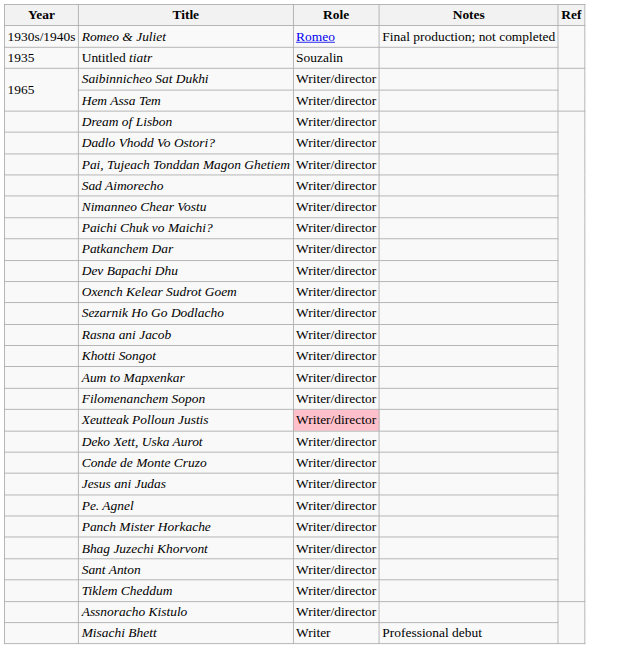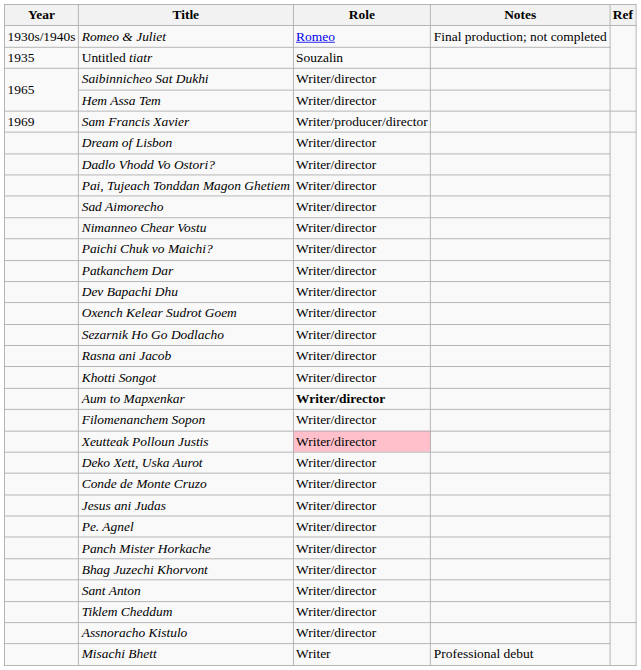+ row: (135, 121)
(336, 377) normal -> (341, 398) bold
